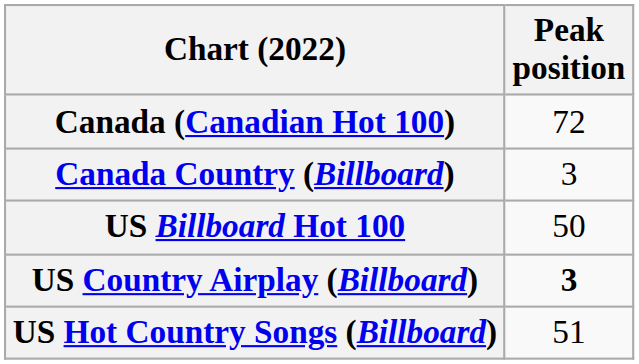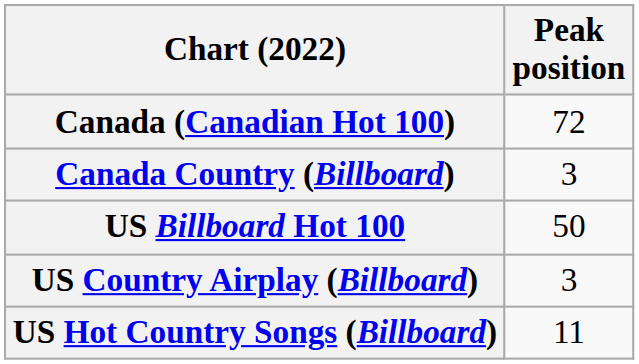(569, 279) bold -> (569, 279) normal
(569, 332) 51 -> (569, 332) 11
